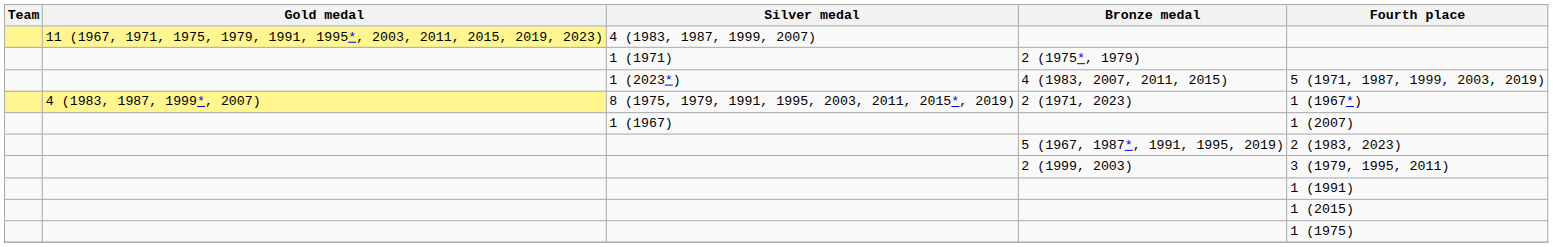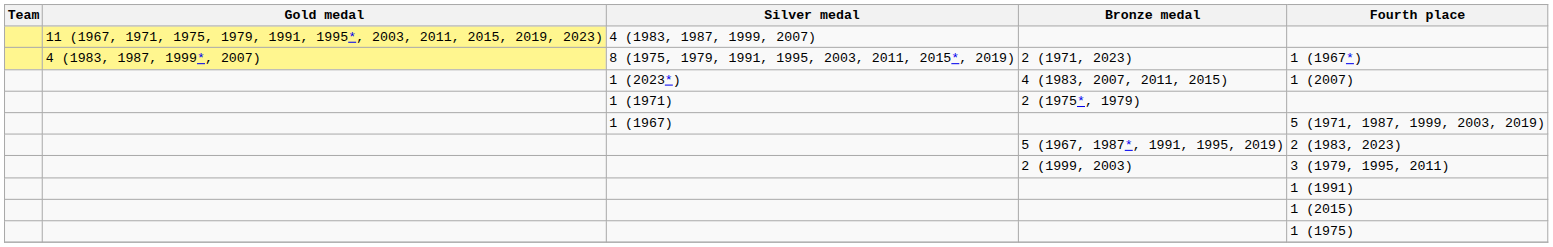rows swapped: (812, 102) <-> (641, 59)
(1418, 80) 5 (1971, 1987, 1999, 2003, 2019) -> (1322, 80) 1 (2007)
(1322, 123) 1 (2007) -> (1418, 123) 5 (1971, 1987, 1999, 2003, 2019)
